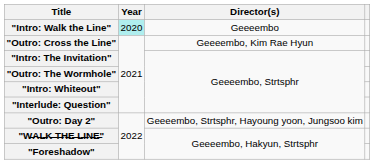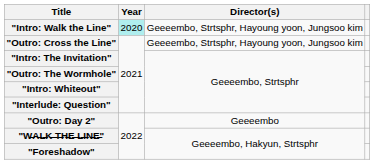(255, 27) Geeeembo -> (255, 27) Geeeembo, Strtsphr, Hayoung yoon, Jungsoo kim
(255, 43) Geeeembo, Kim Rae Hyun -> (255, 43) Geeeembo, Strtsphr, Hayoung yoon, Jungsoo kim
(255, 120) Geeeembo, Strtsphr, Hayoung yoon, Jungsoo kim -> (255, 120) Geeeembo
